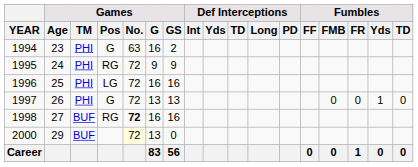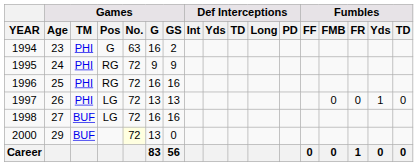(110, 83) LG -> (110, 83) RG
(110, 100) G -> (110, 100) LG
(110, 118) RG -> (110, 118) LG
(134, 118) bold -> (134, 118) normal
